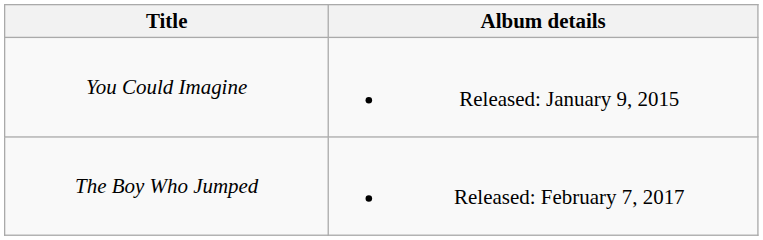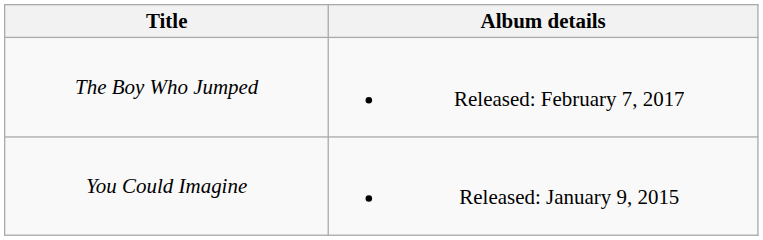rows swapped: (167, 87) <-> (167, 185)
